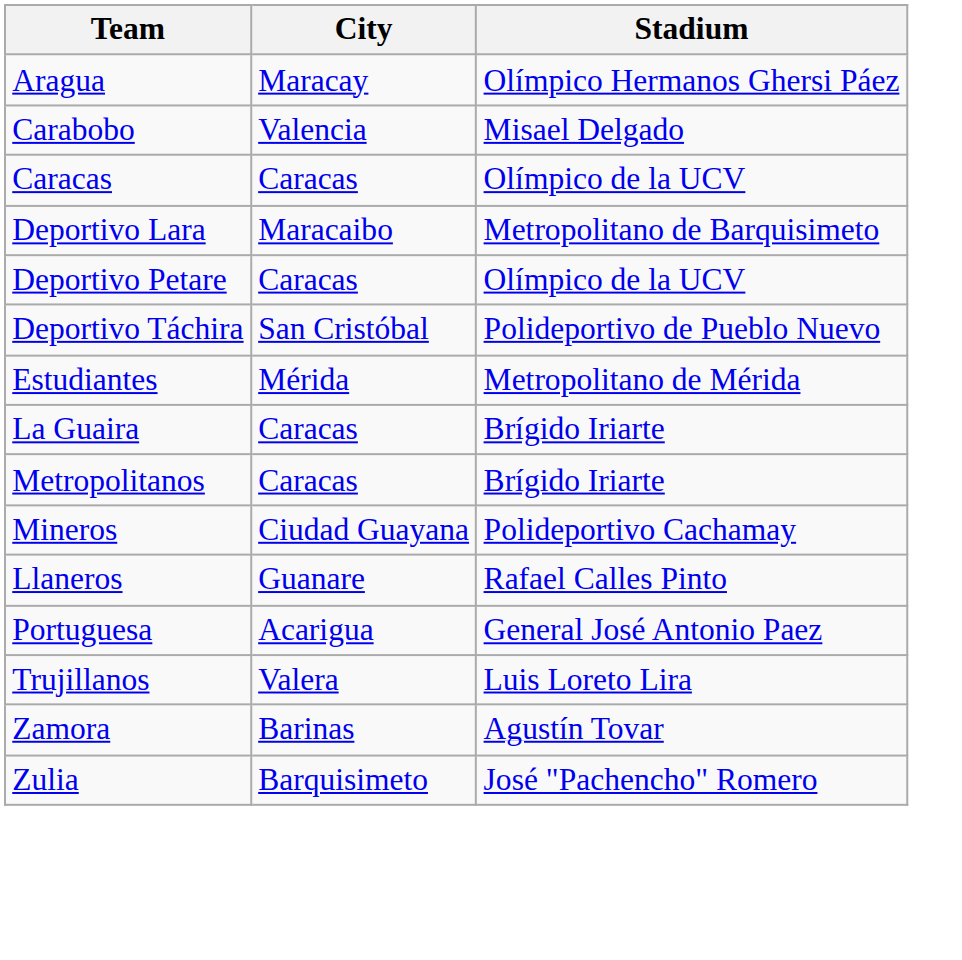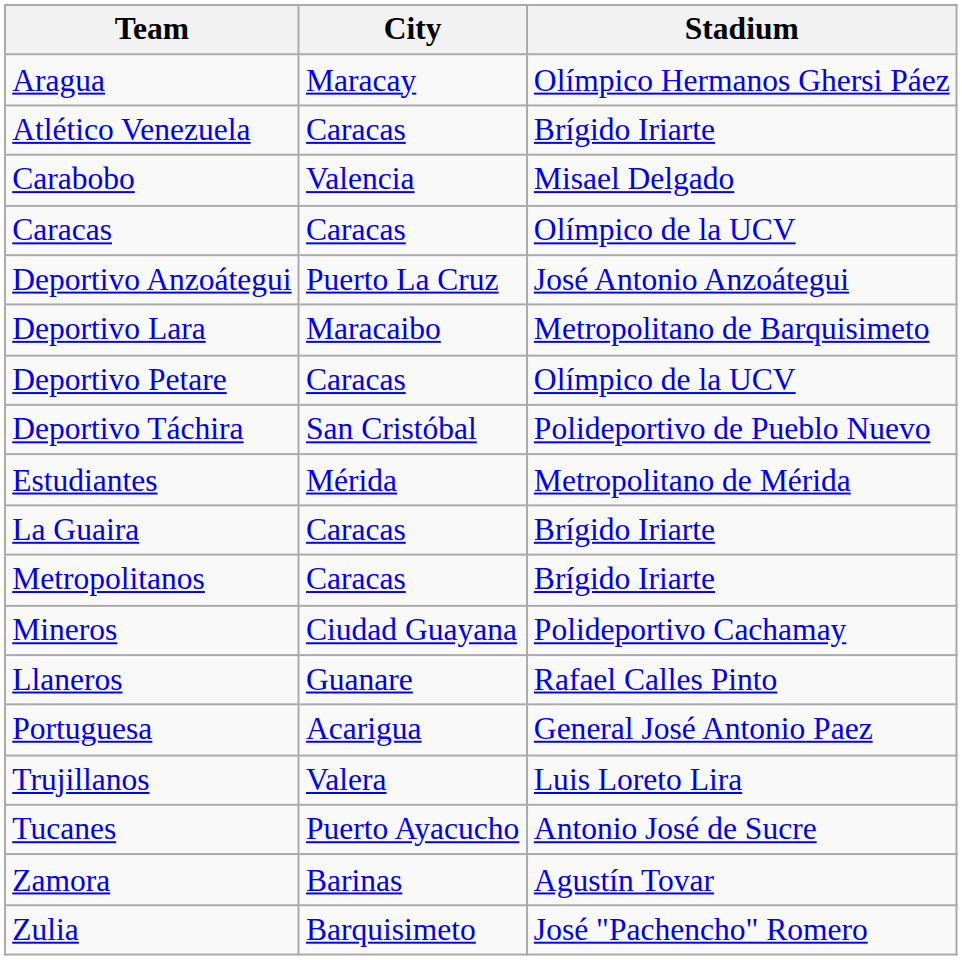+ row: (131, 129)
+ row: (152, 279)
+ row: (64, 829)
